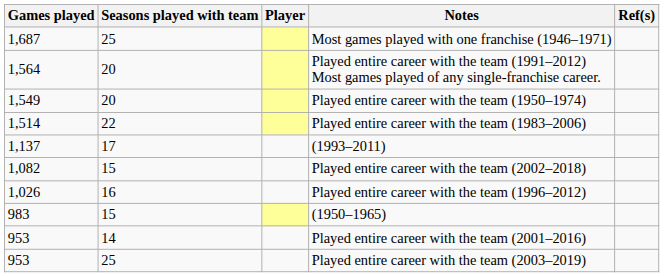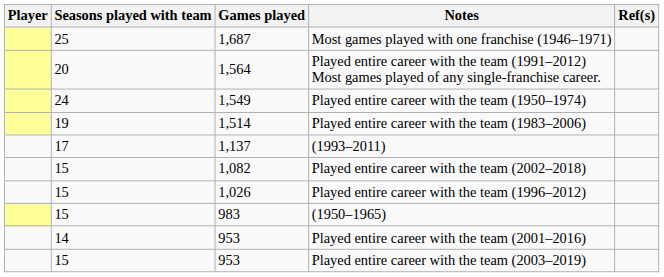columns swapped: (285, 15) <-> (51, 15)
(108, 100) 20 -> (62, 100) 24
(108, 123) 22 -> (62, 123) 19
(108, 191) 16 -> (62, 191) 15
(108, 260) 25 -> (62, 260) 15
